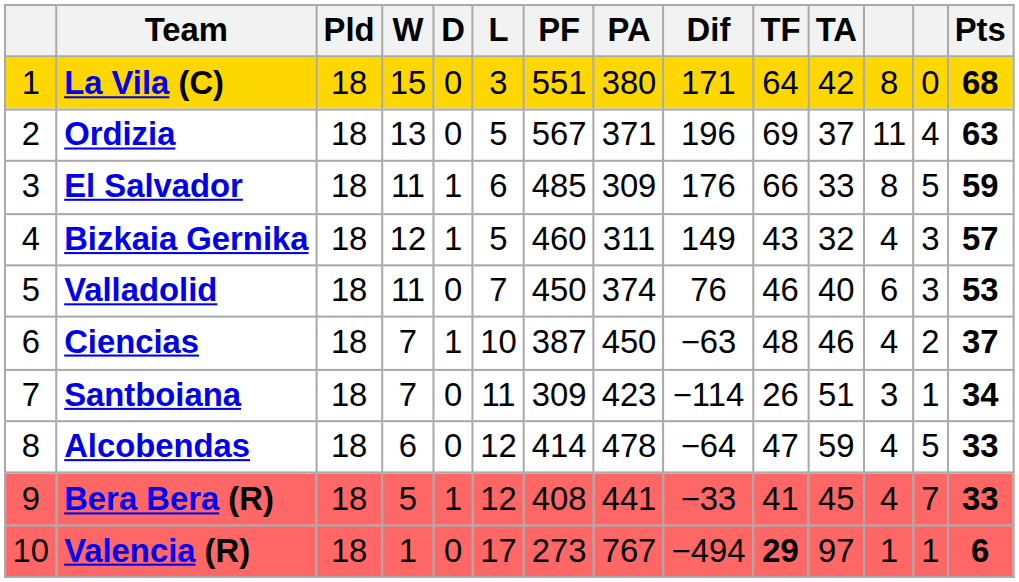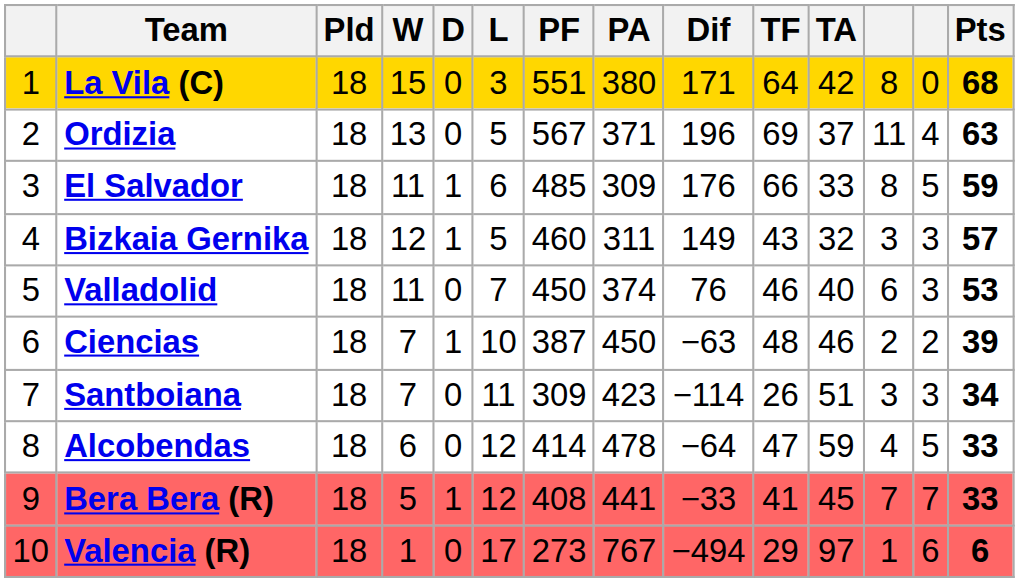(889, 238) 4 -> (889, 238) 3
(889, 342) 4 -> (889, 342) 2
(980, 342) 37 -> (980, 342) 39
(930, 394) 1 -> (930, 394) 3
(889, 498) 4 -> (889, 498) 7
(781, 550) bold -> (781, 550) normal
(930, 550) 1 -> (930, 550) 6
